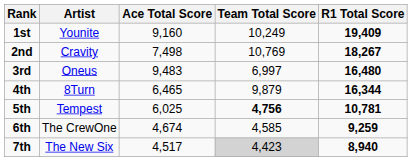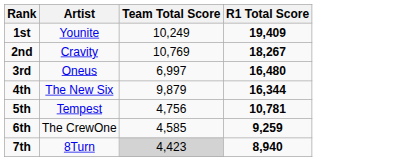- column: (167, 14)
(79, 90) 8Turn -> (79, 90) The New Six
(267, 109) bold -> (171, 109) normal
(79, 147) The New Six -> (79, 147) 8Turn
